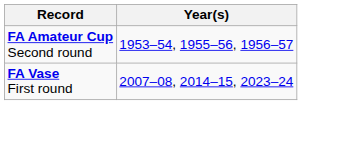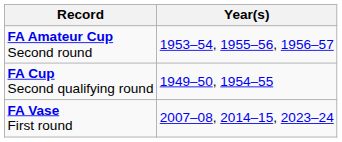+ row: (81, 81)
